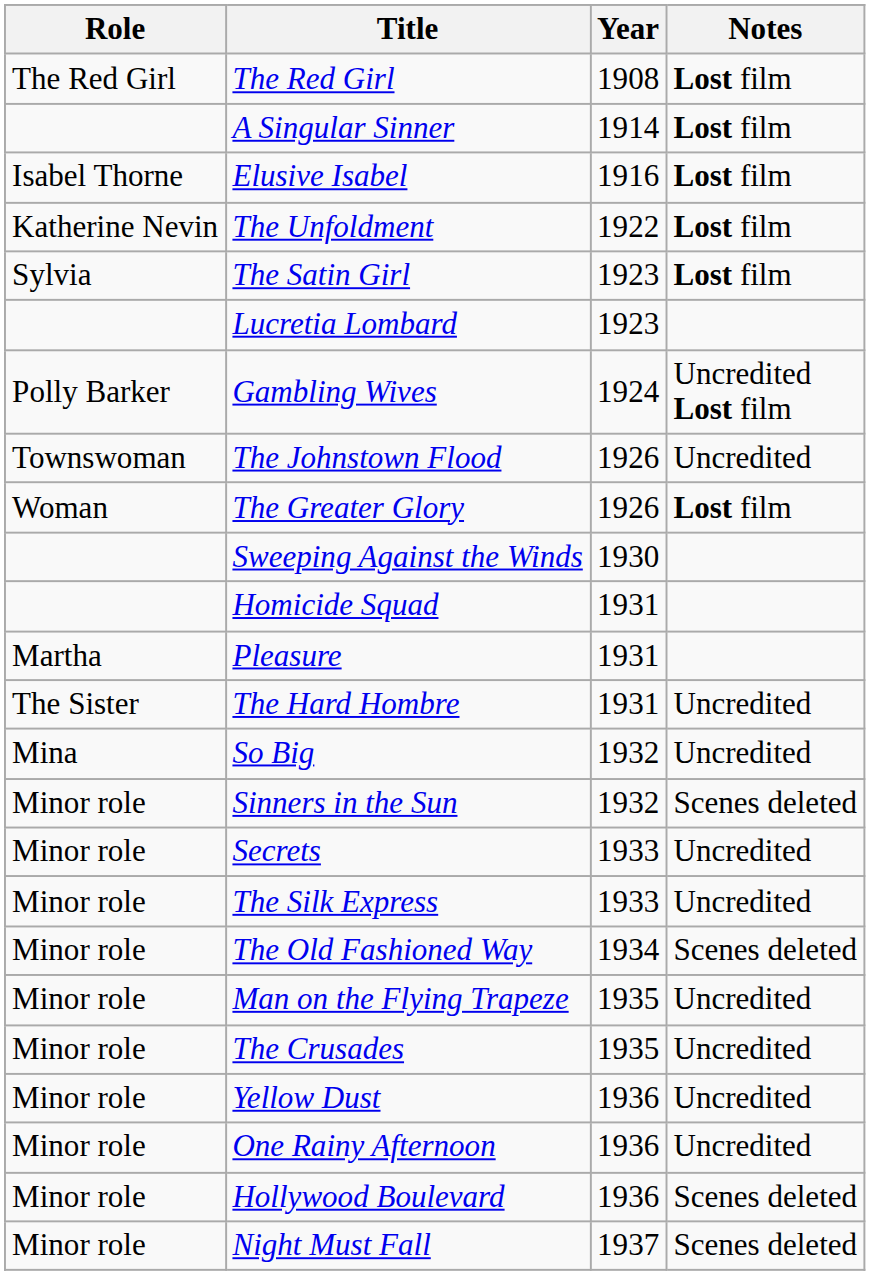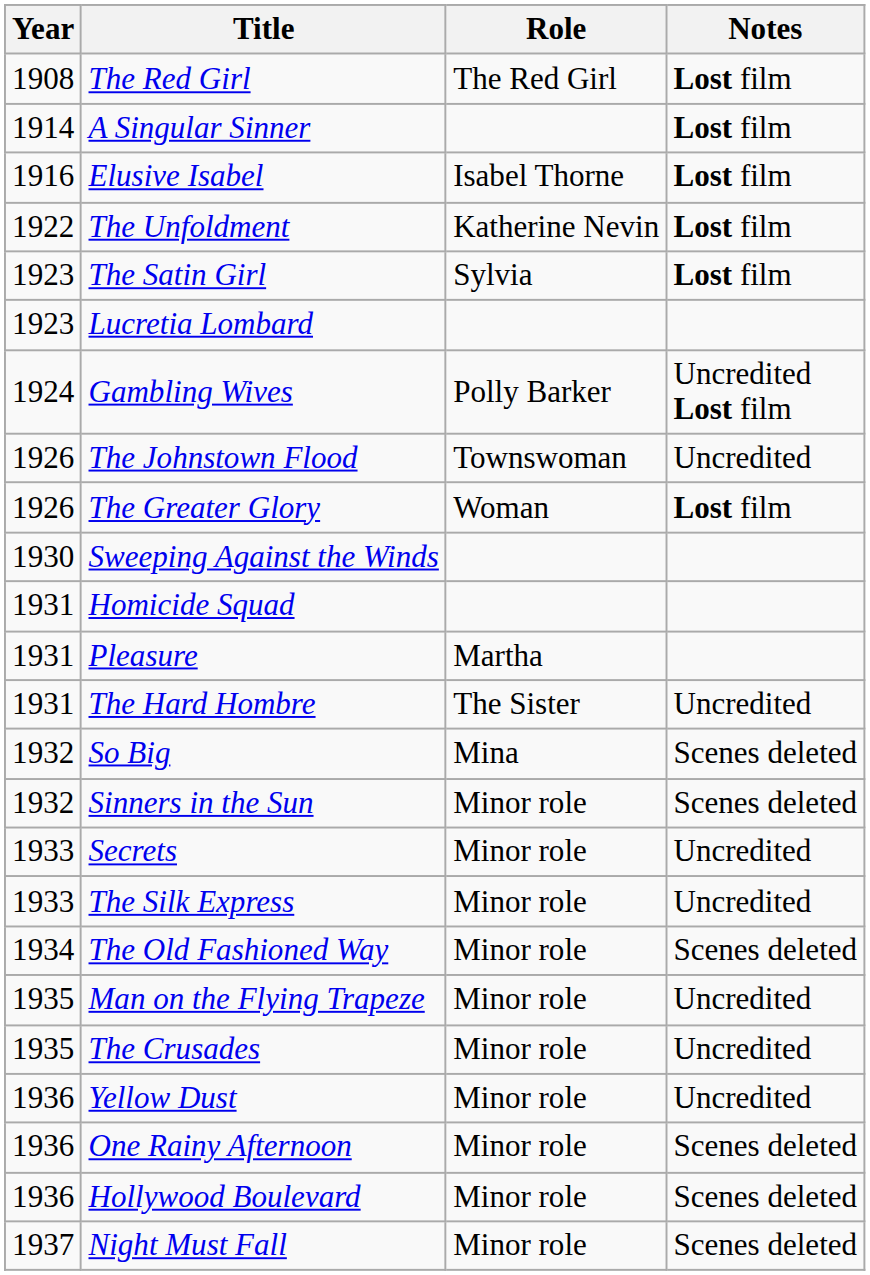columns swapped: (628, 29) <-> (115, 29)
(742, 753) Uncredited -> (765, 753) Scenes deleted
(742, 1147) Uncredited -> (765, 1147) Scenes deleted
